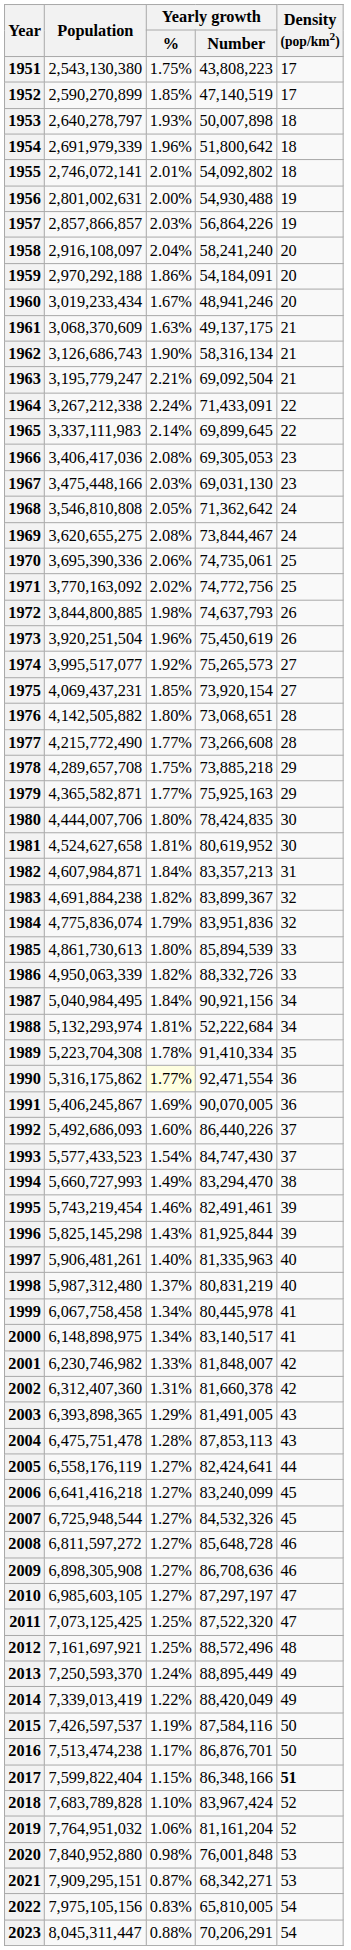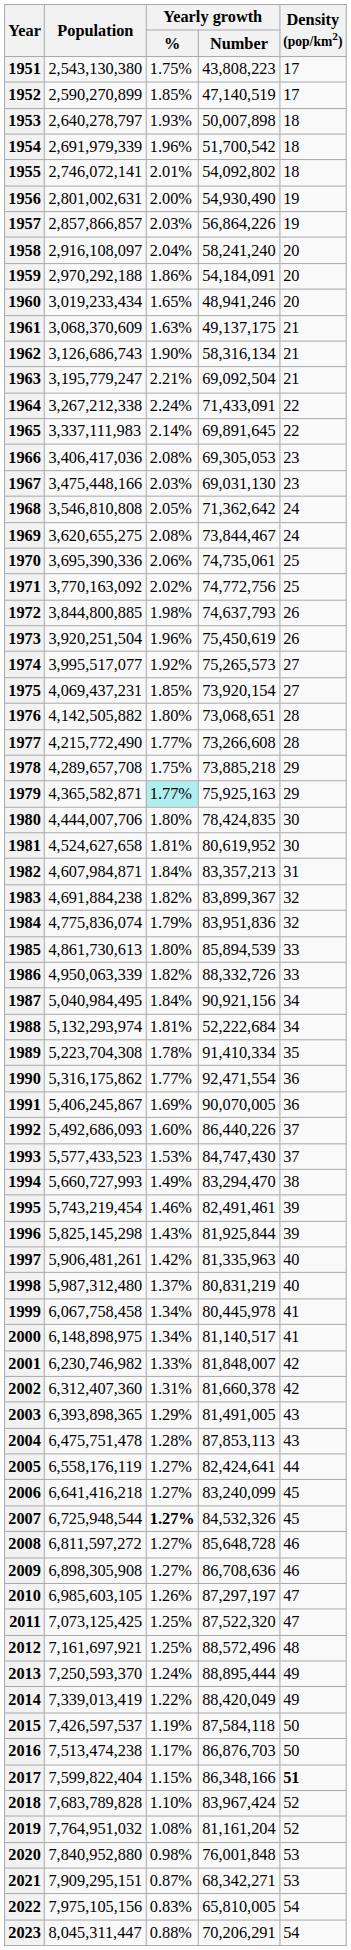(236, 146) 51,800,642 -> (239, 146) 51,700,542
(236, 198) 54,930,488 -> (239, 198) 54,930,490
(171, 302) 1.67% -> (171, 302) 1.65%
(236, 431) 69,899,645 -> (239, 431) 69,891,645
(171, 793) no background -> (171, 793) paleturquoise background
(171, 1078) lightyellow background -> (171, 1078) no background
(171, 1156) 1.54% -> (171, 1156) 1.53%
(171, 1259) 1.40% -> (171, 1259) 1.42%
(236, 1337) 83,140,517 -> (239, 1337) 81,140,517
(171, 1518) normal -> (172, 1518) bold
(171, 1596) 1.27% -> (171, 1596) 1.26%
(236, 1673) 88,895,449 -> (239, 1673) 88,895,444
(236, 1725) 87,584,116 -> (239, 1725) 87,584,118
(236, 1751) 86,876,701 -> (239, 1751) 86,876,703
(171, 1829) 1.06% -> (171, 1829) 1.08%
